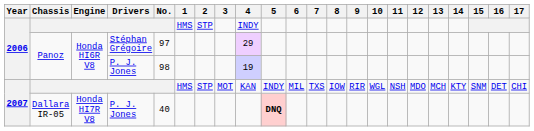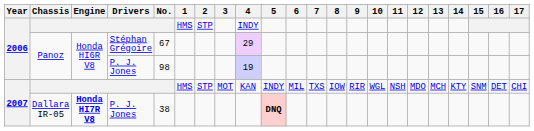(164, 44) 97 -> (164, 44) 67
(89, 110) normal -> (89, 110) bold
(164, 110) 40 -> (164, 110) 38
